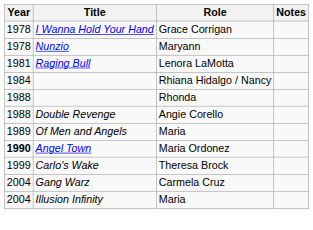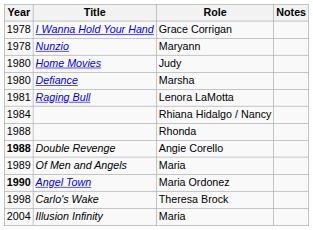+ row: (68, 64)
+ row: (57, 81)
(19, 115) normal -> (19, 149) bold
(19, 166) 1999 -> (19, 200) 1998
- row: (63, 183)
